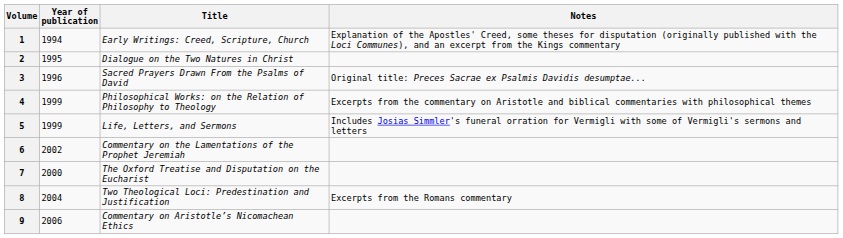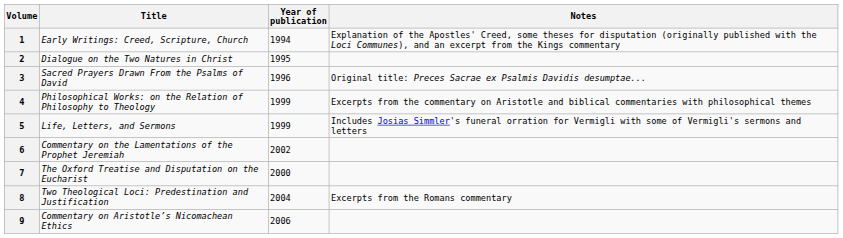columns swapped: (215, 16) <-> (70, 16)
